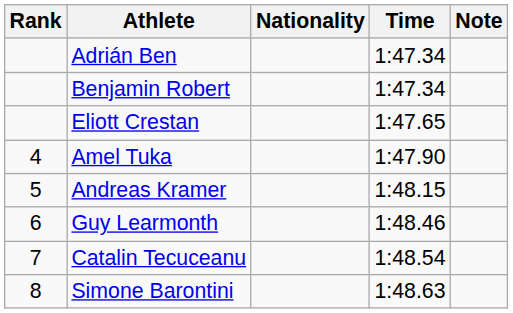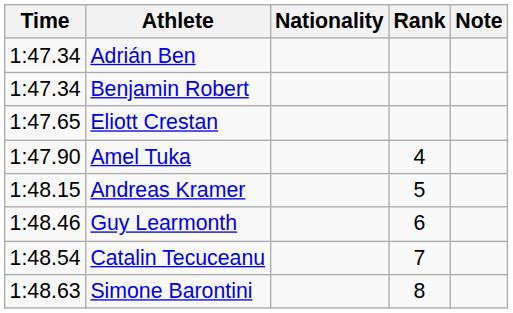columns swapped: (36, 21) <-> (410, 21)
